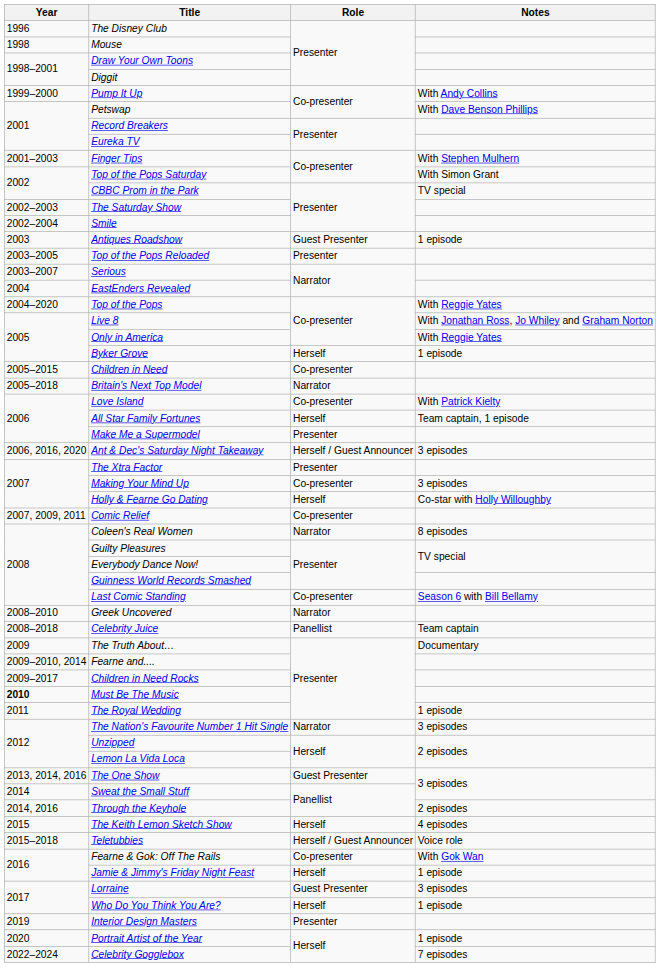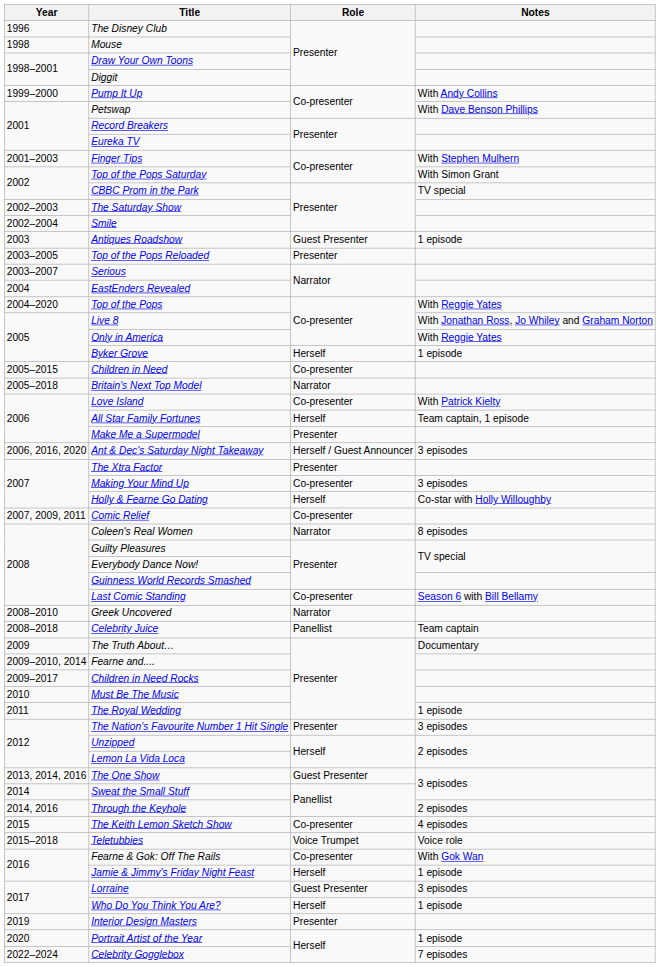(18, 694) bold -> (18, 694) normal
(312, 727) Narrator -> (315, 727) Presenter
(309, 824) Herself -> (323, 824) Co-presenter
(353, 840) Herself / Guest Announcer -> (326, 840) Voice Trumpet
